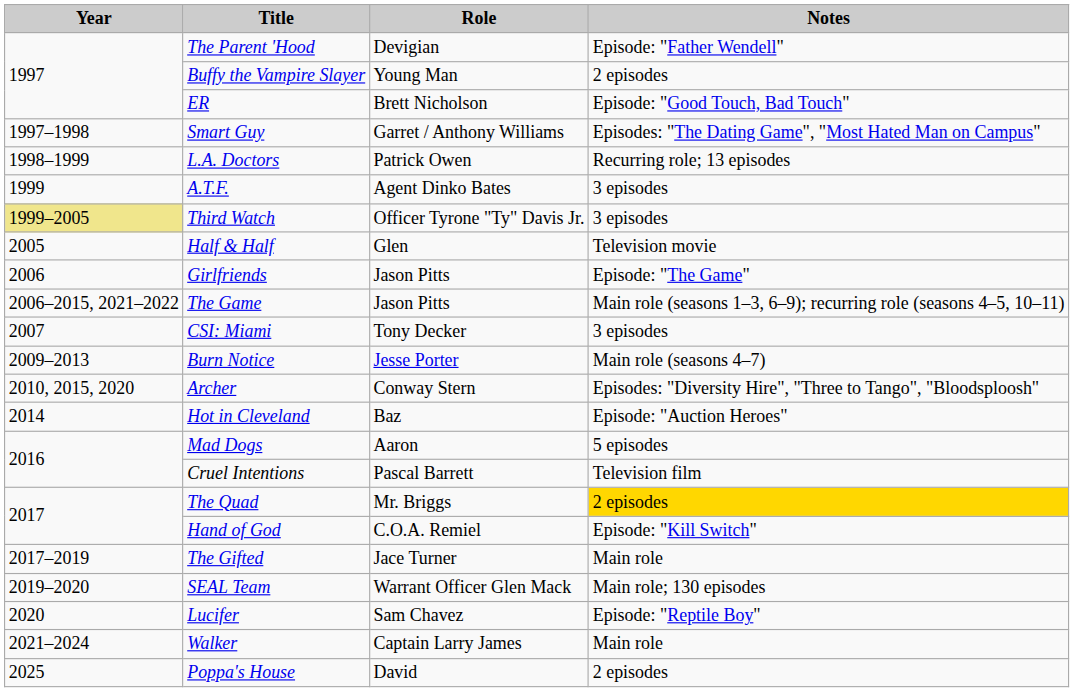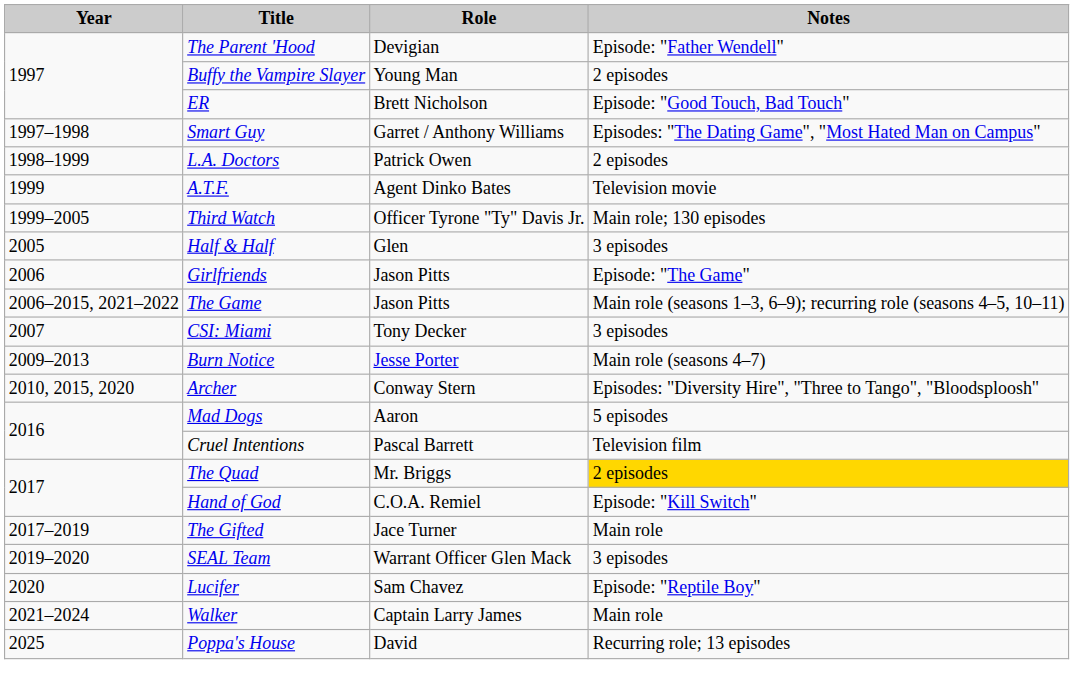(692, 160) Recurring role; 13 episodes -> (630, 160) 2 episodes
(630, 189) 3 episodes -> (655, 189) Television movie
(49, 217) khaki background -> (49, 217) no background
(630, 217) 3 episodes -> (679, 217) Main role; 130 episodes
(655, 246) Television movie -> (630, 246) 3 episodes
- row: (248, 416)
(679, 587) Main role; 130 episodes -> (630, 558) 3 episodes
(630, 672) 2 episodes -> (692, 643) Recurring role; 13 episodes
